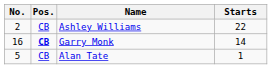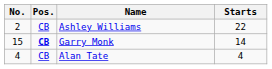(17, 41) 16 -> (17, 41) 15
(17, 56) 5 -> (17, 56) 4
(241, 56) 1 -> (241, 56) 4
